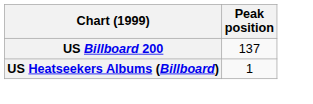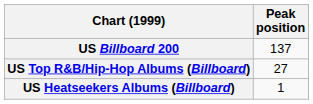+ row: (129, 68)
